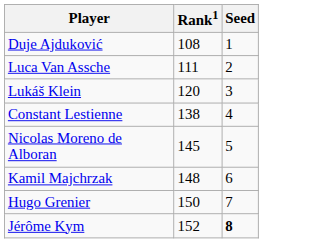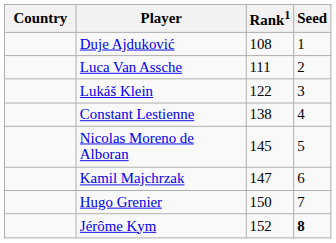+ column: (40, 18)
(189, 91) 120 -> (261, 91) 122
(189, 178) 148 -> (261, 178) 147
